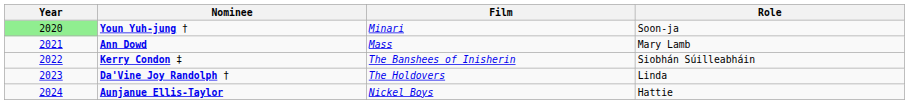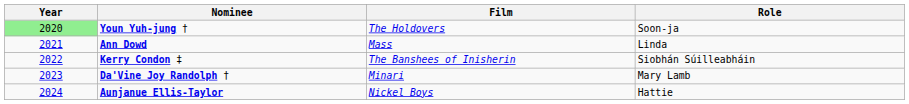(386, 28) Minari -> (407, 28) The Holdovers
(664, 44) Mary Lamb -> (652, 44) Linda
(407, 76) The Holdovers -> (386, 76) Minari
(652, 76) Linda -> (664, 76) Mary Lamb
